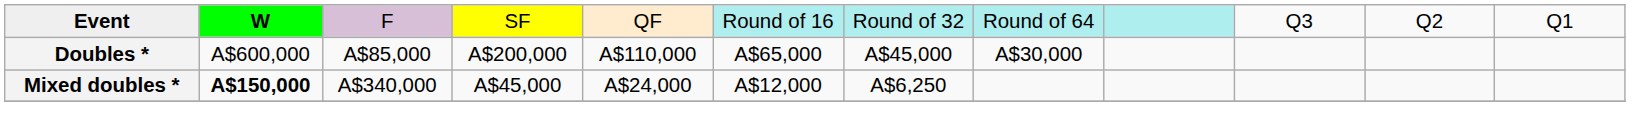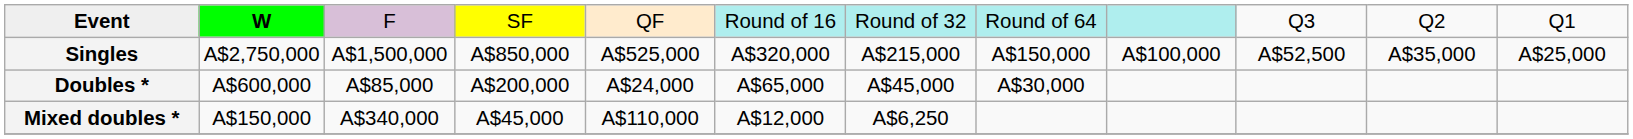+ row: (102, 54)
(648, 54) A$110,000 -> (650, 86) A$24,000
(260, 86) bold -> (262, 118) normal
(648, 86) A$24,000 -> (650, 118) A$110,000
